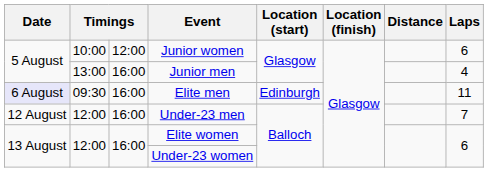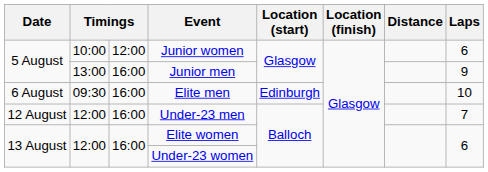(464, 72) 4 -> (464, 72) 9
(37, 93) lavender background -> (37, 93) no background
(464, 93) 11 -> (464, 93) 10
